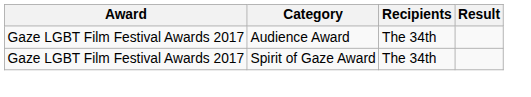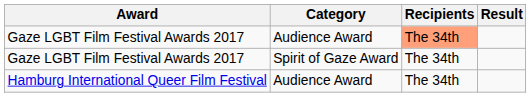(409, 37) no background -> (432, 37) lightsalmon background
+ row: (137, 80)
